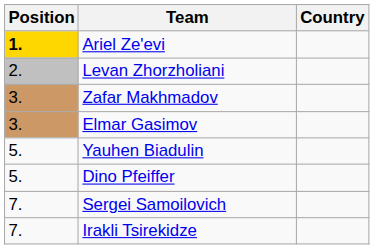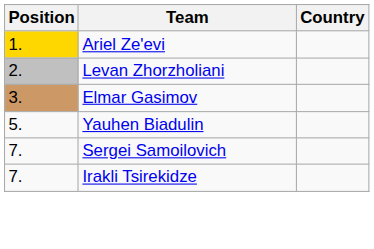(15, 44) bold -> (15, 44) normal
- row: (150, 97)
- row: (128, 177)
